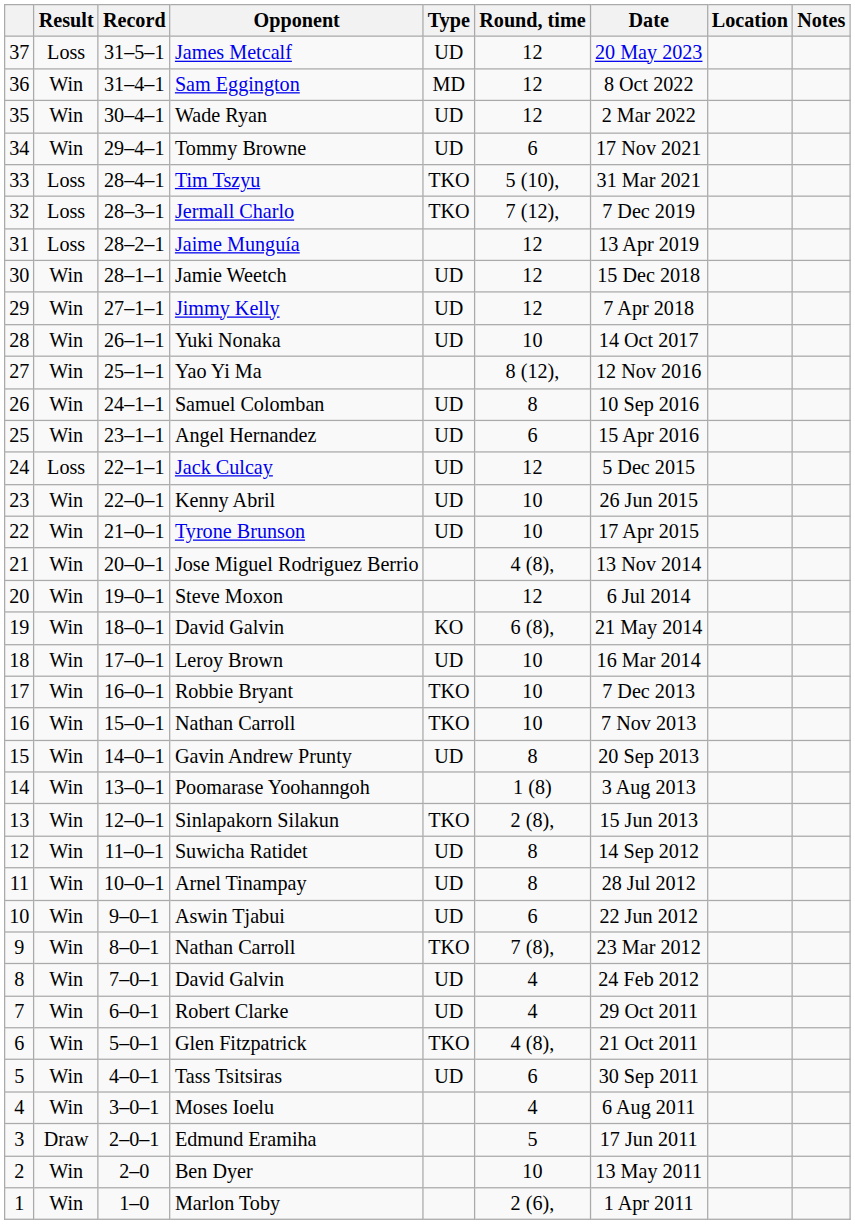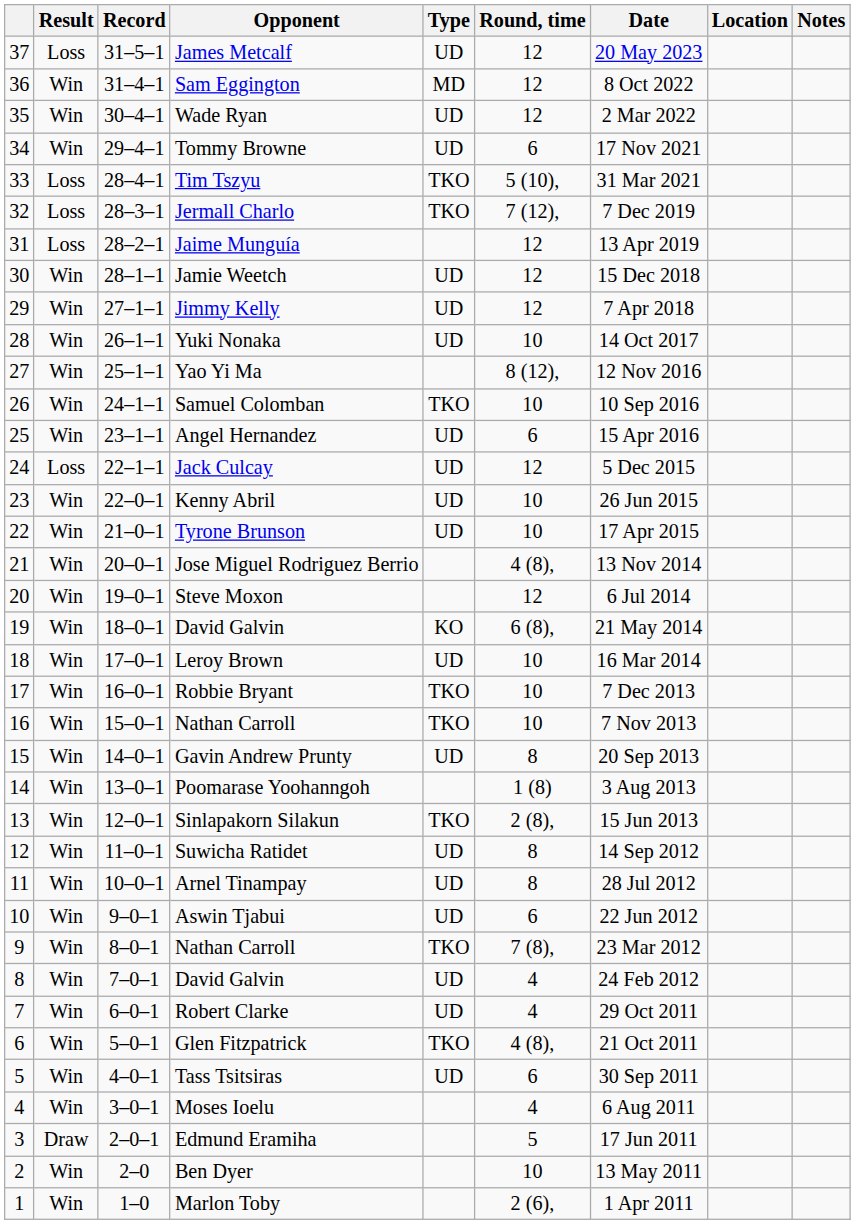(449, 404) UD -> (449, 404) TKO
(532, 404) 8 -> (532, 404) 10
